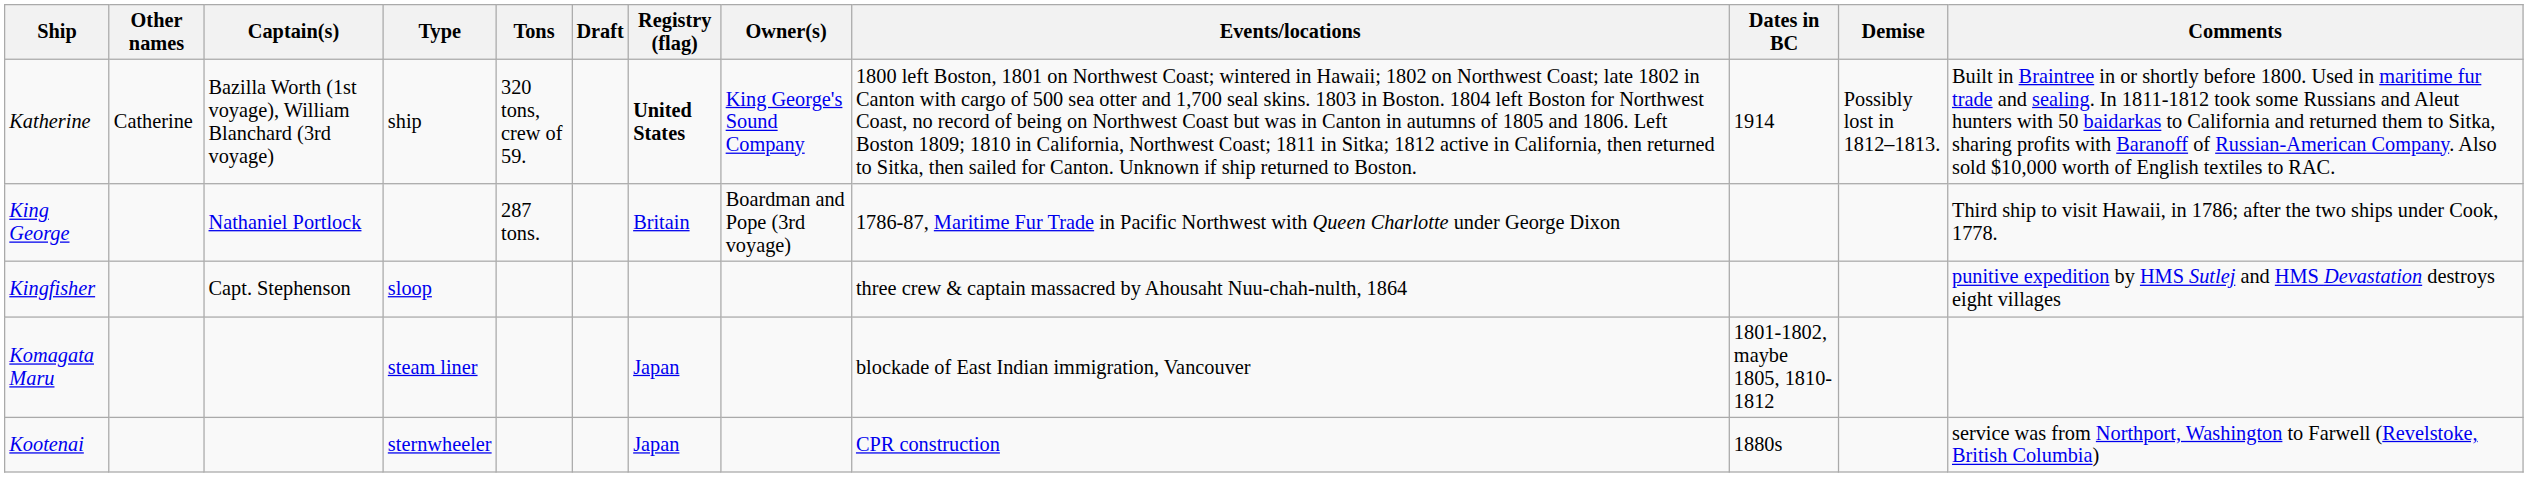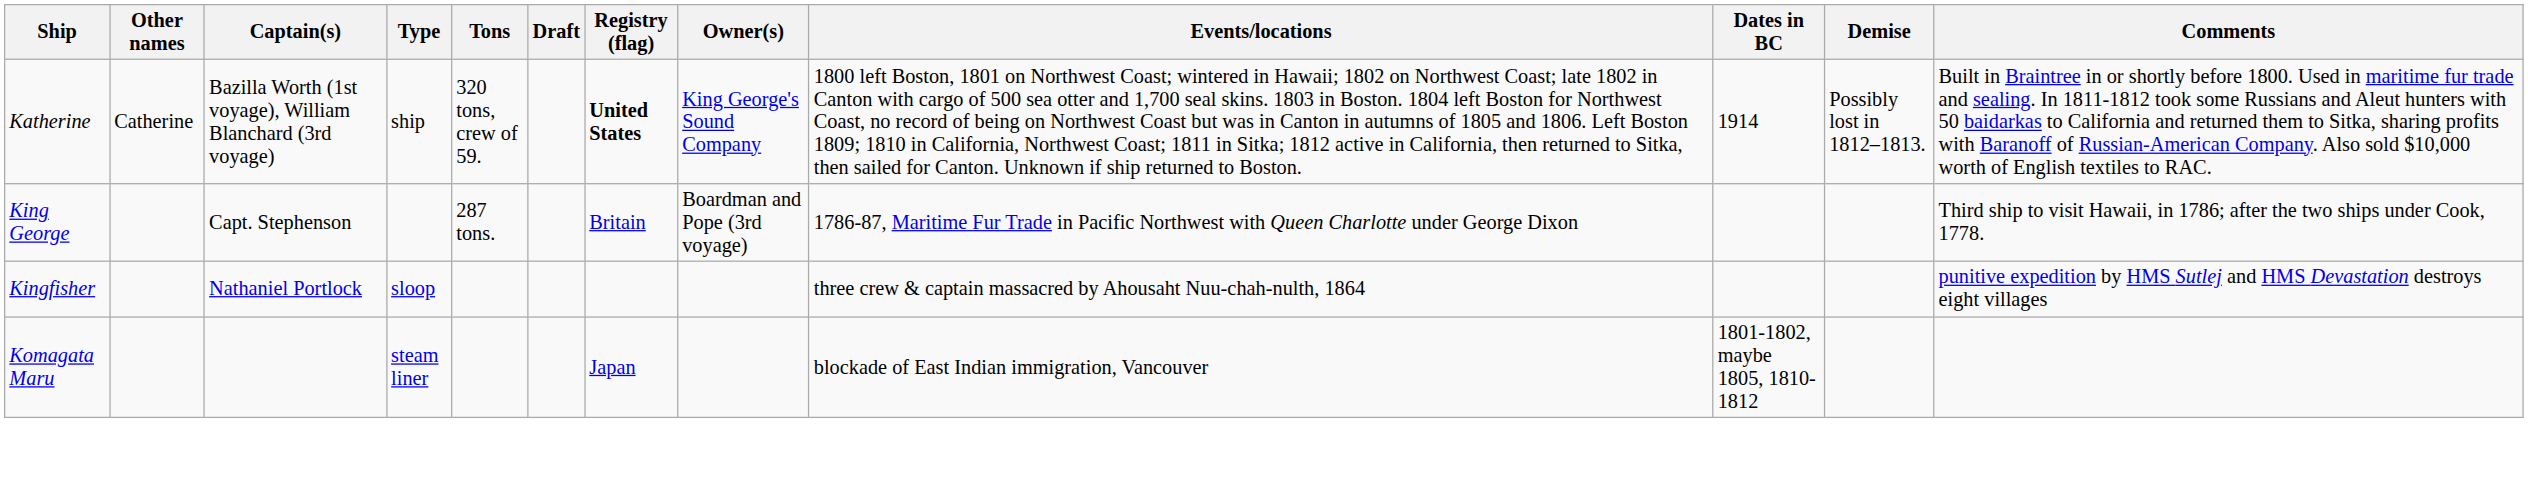(285, 222) Nathaniel Portlock -> (280, 222) Capt. Stephenson
(280, 288) Capt. Stephenson -> (286, 288) Nathaniel Portlock
- row: (47, 444)
